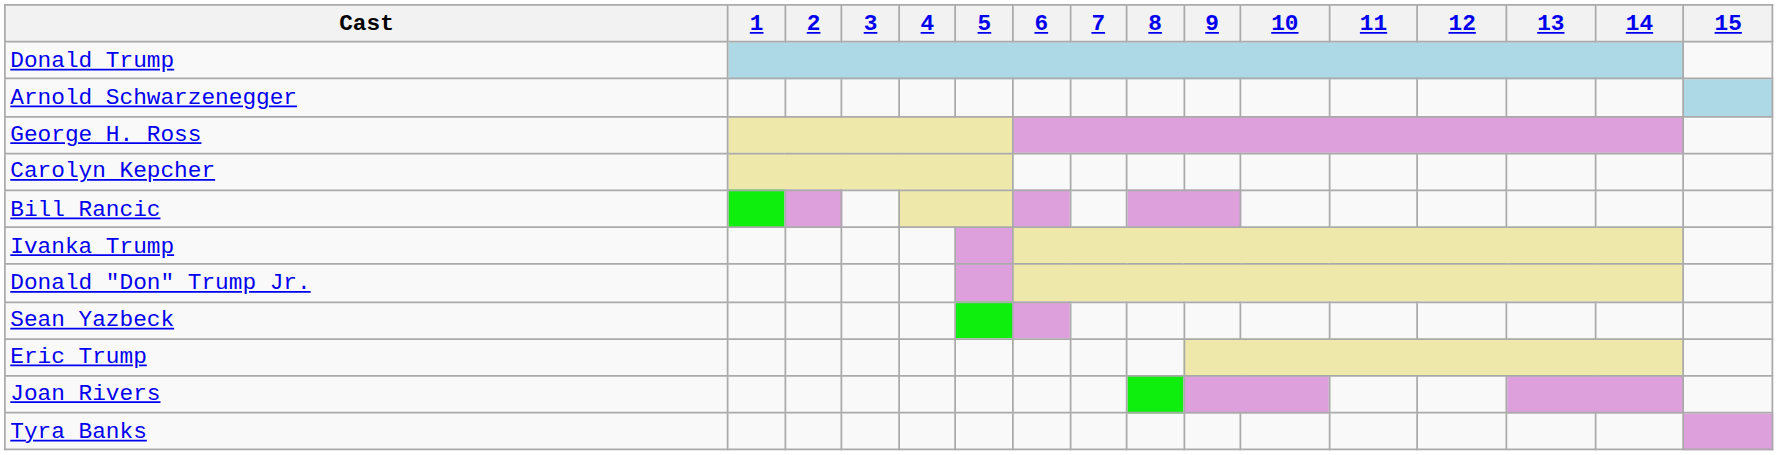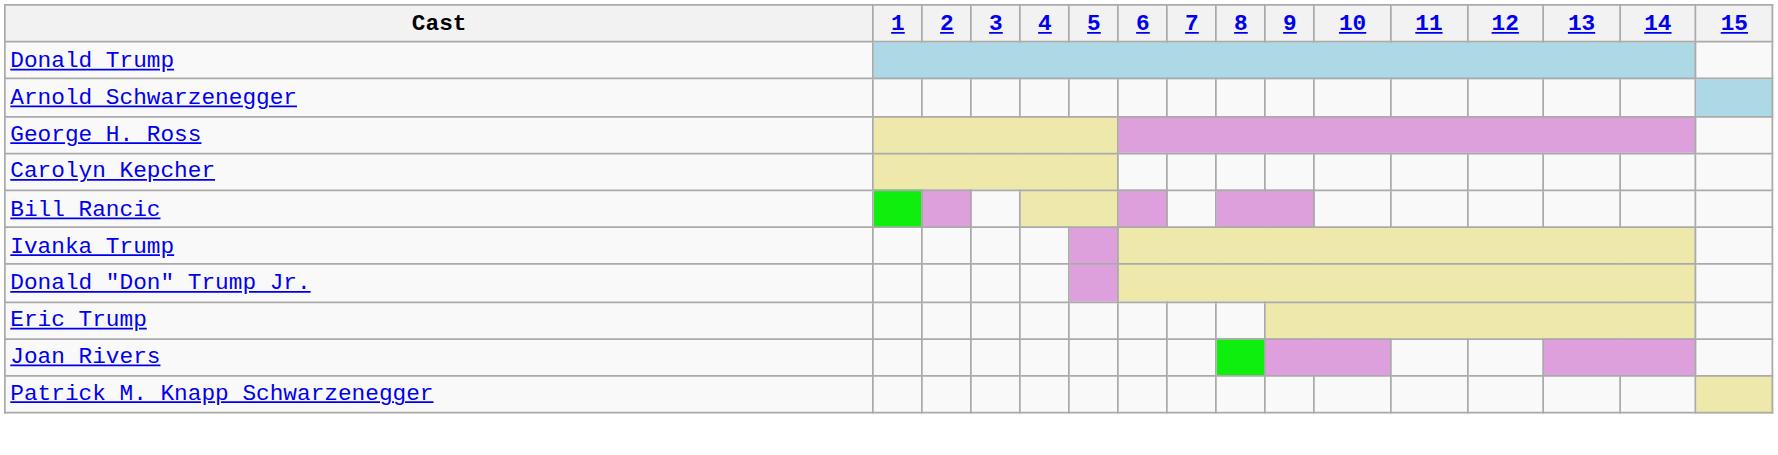- row: (92, 320)
- row: (79, 431)
+ row: (222, 394)
